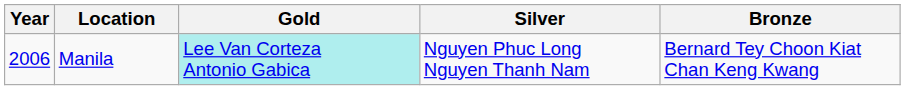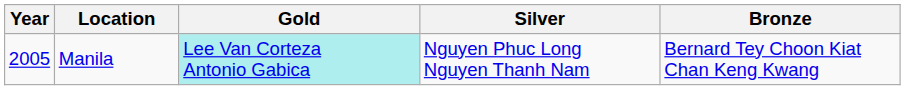(30, 59) 2006 -> (30, 59) 2005
